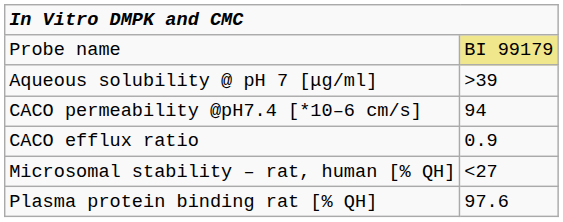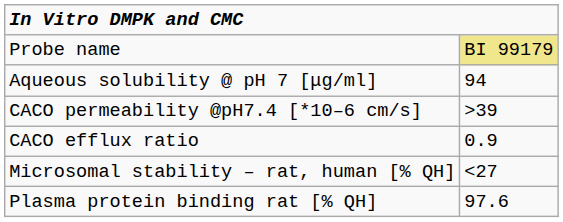(481, 80) >39 -> (475, 80) 94
(475, 111) 94 -> (481, 111) >39
